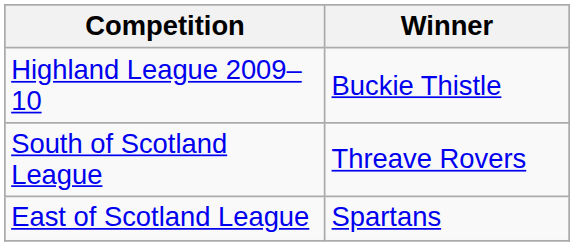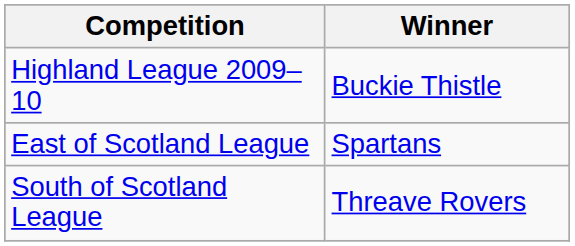rows swapped: (160, 217) <-> (119, 159)
